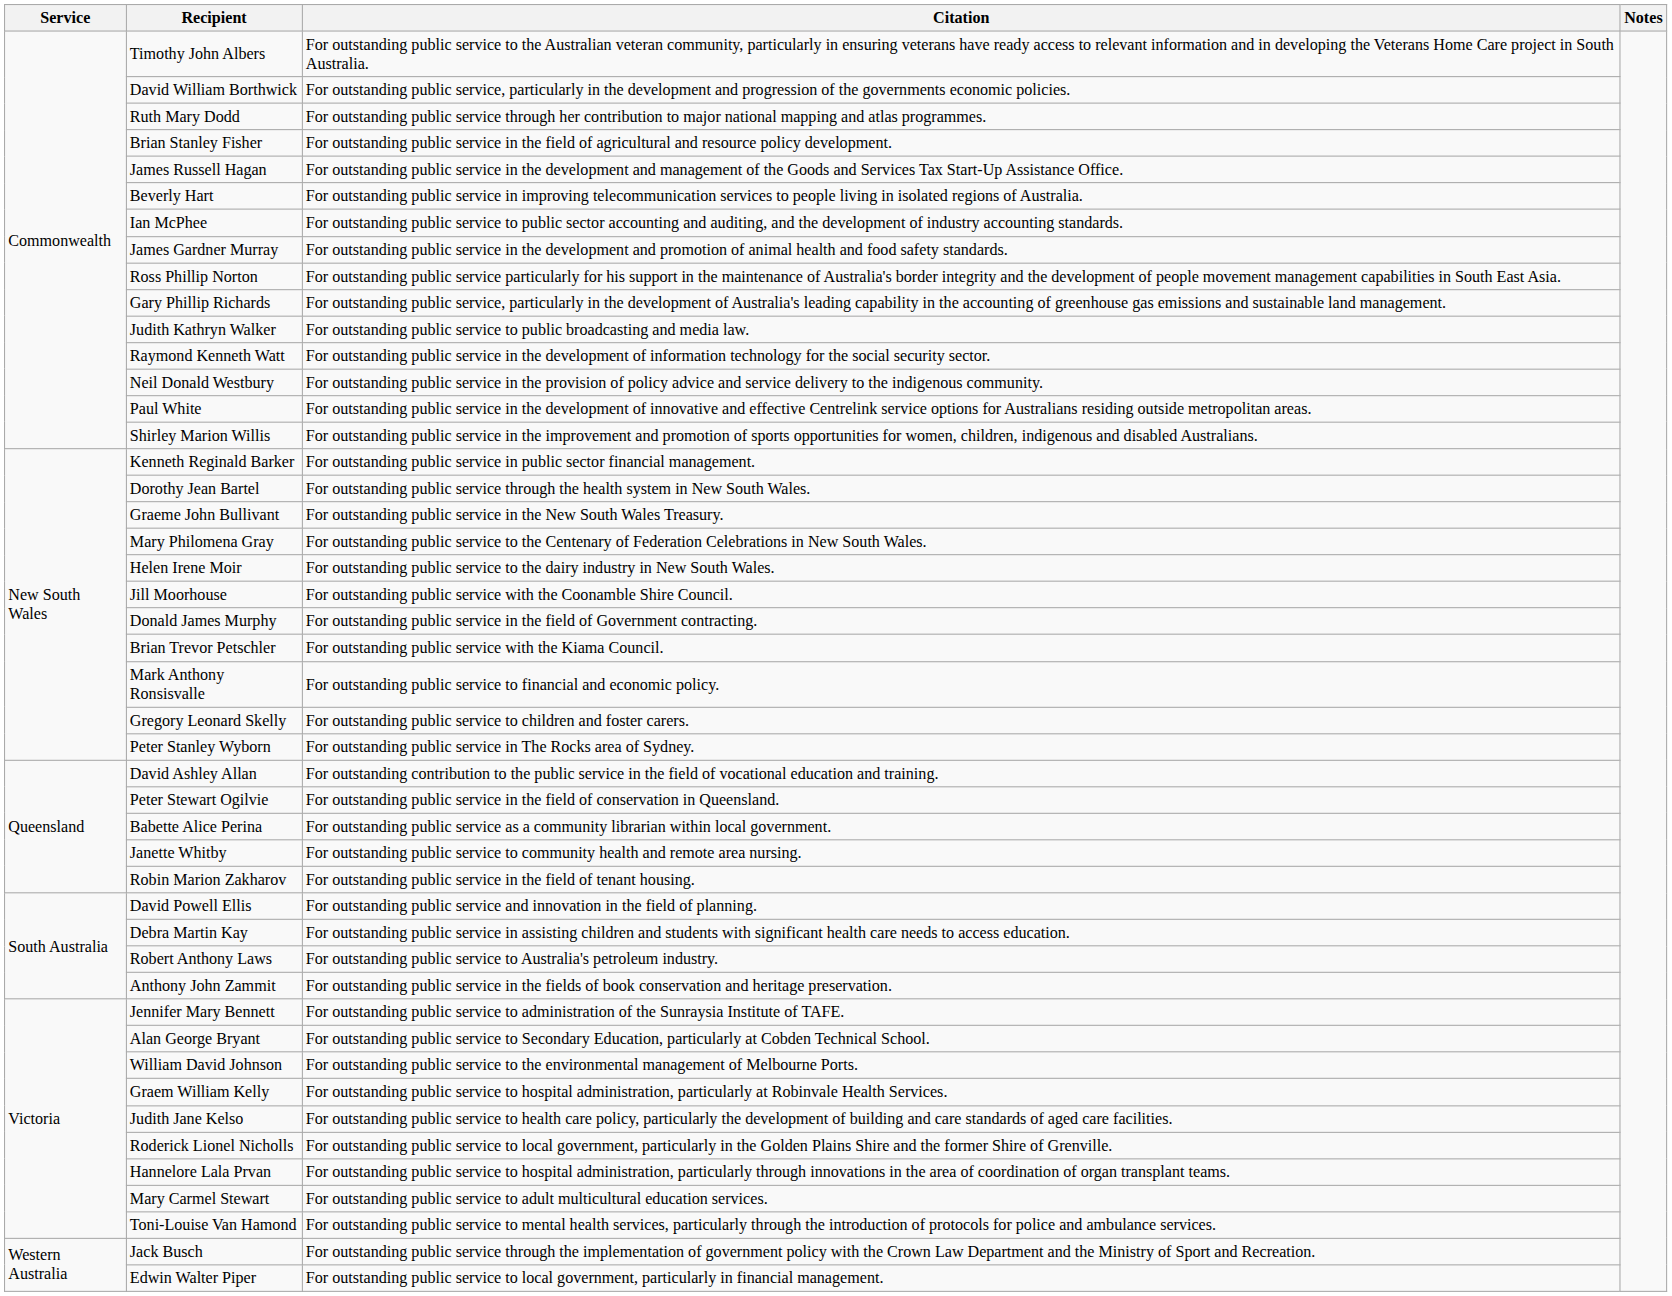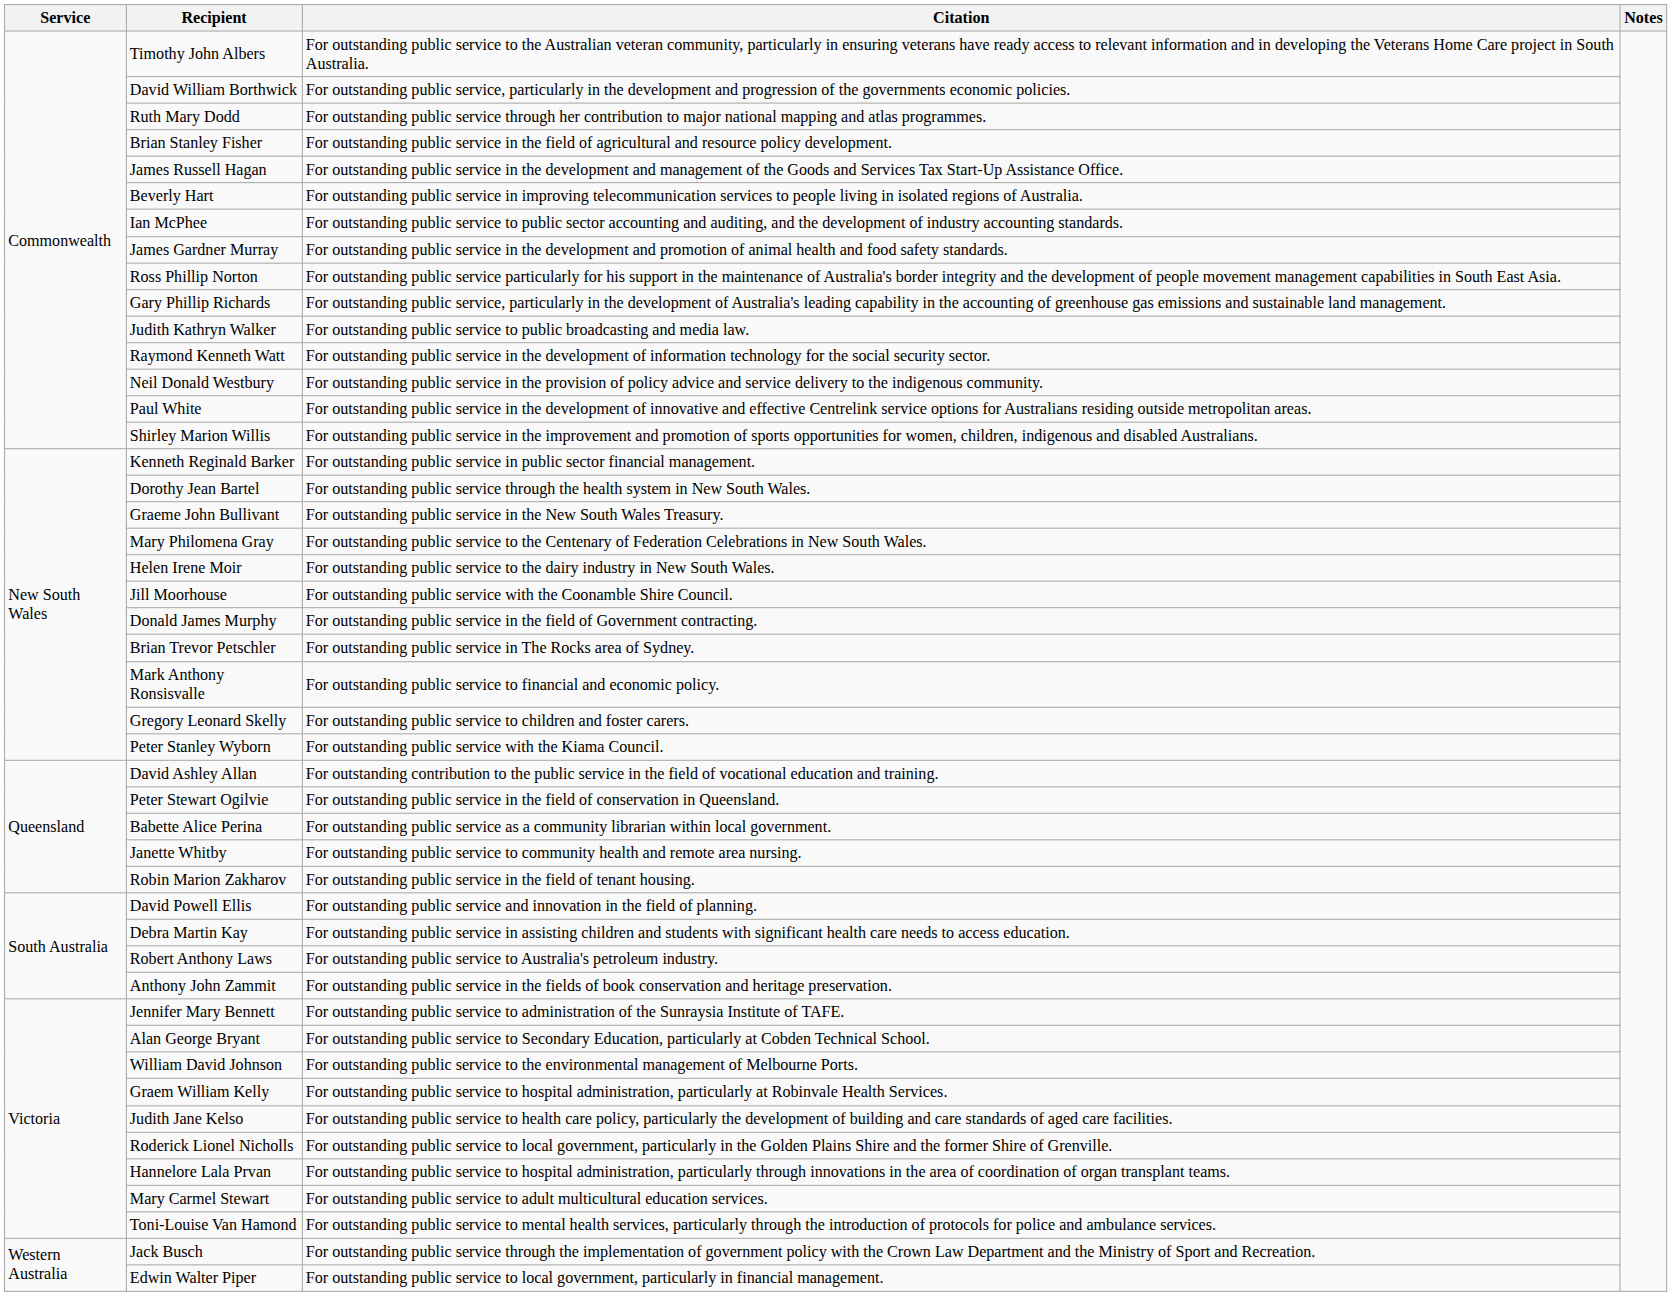(485, 648) For outstanding public service with the Kiama Council. -> (500, 648) For outstanding public service in The Rocks area of Sydney.
(500, 746) For outstanding public service in The Rocks area of Sydney. -> (485, 746) For outstanding public service with the Kiama Council.
